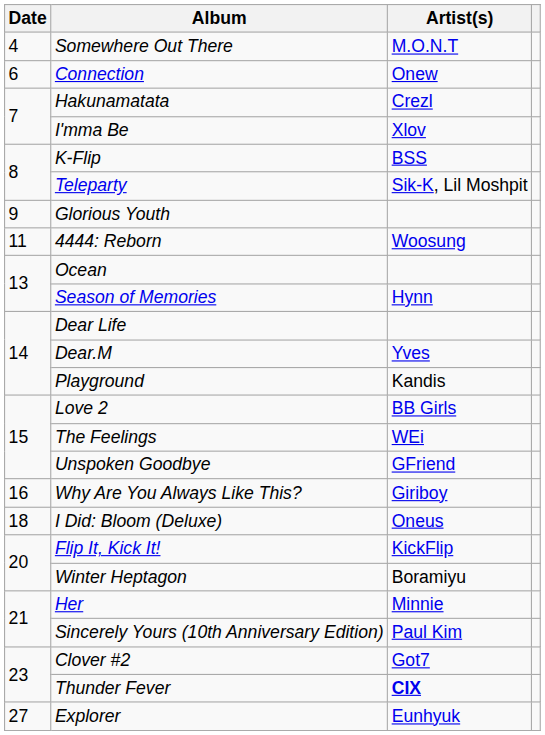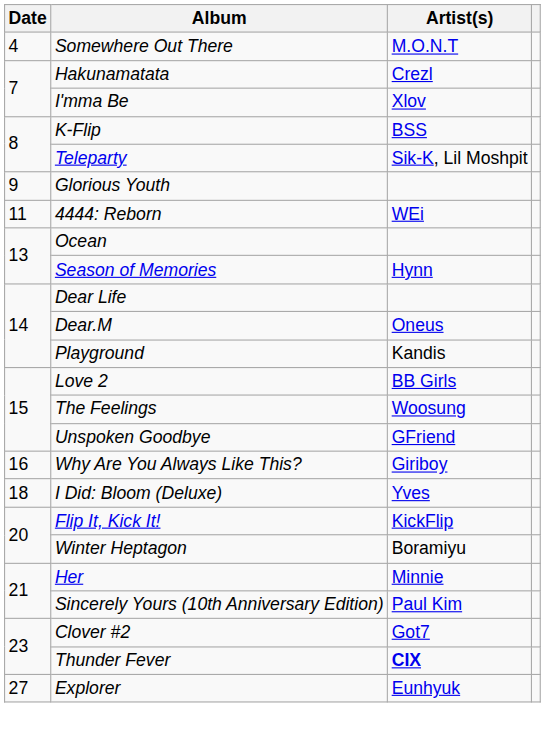- row: (99, 74)
(429, 241) Woosung -> (408, 213) WEi
(411, 353) Yves -> (418, 325) Oneus
(408, 437) WEi -> (429, 409) Woosung
(418, 520) Oneus -> (411, 492) Yves
